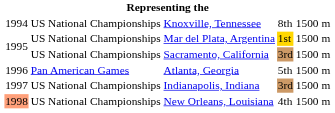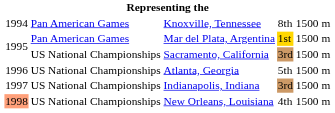(96, 23) US National Championships -> (80, 23) Pan American Games
(96, 38) US National Championships -> (80, 38) Pan American Games
(80, 70) Pan American Games -> (96, 70) US National Championships
